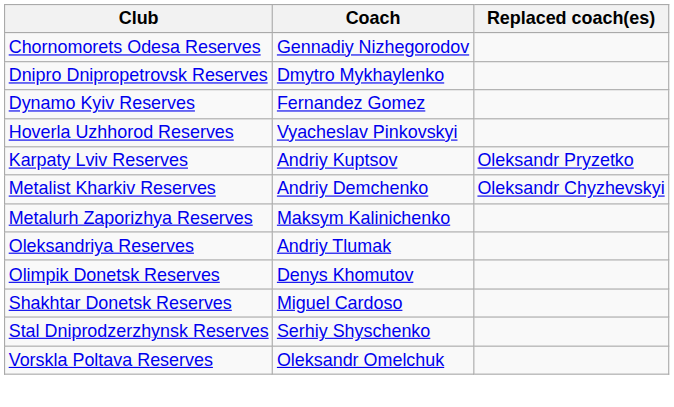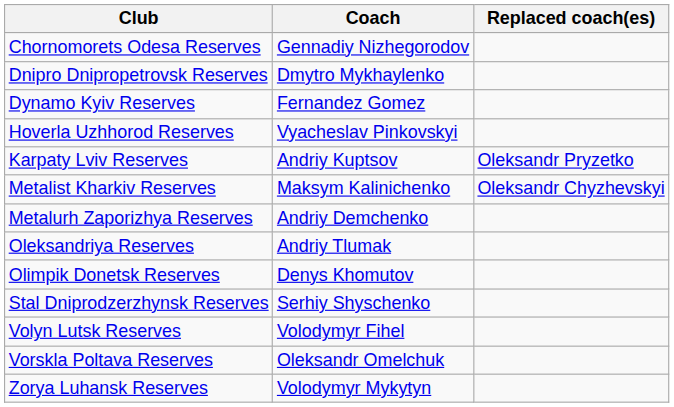(353, 189) Andriy Demchenko -> (364, 189) Maksym Kalinichenko
(364, 217) Maksym Kalinichenko -> (353, 217) Andriy Demchenko
- row: (120, 302)
+ row: (95, 331)
+ row: (108, 388)
